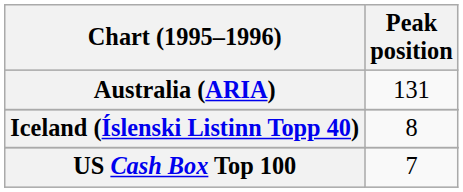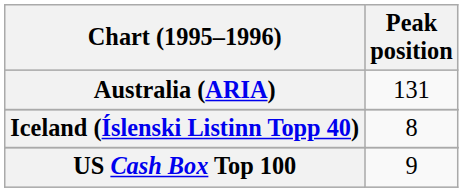(412, 166) 7 -> (412, 166) 9
